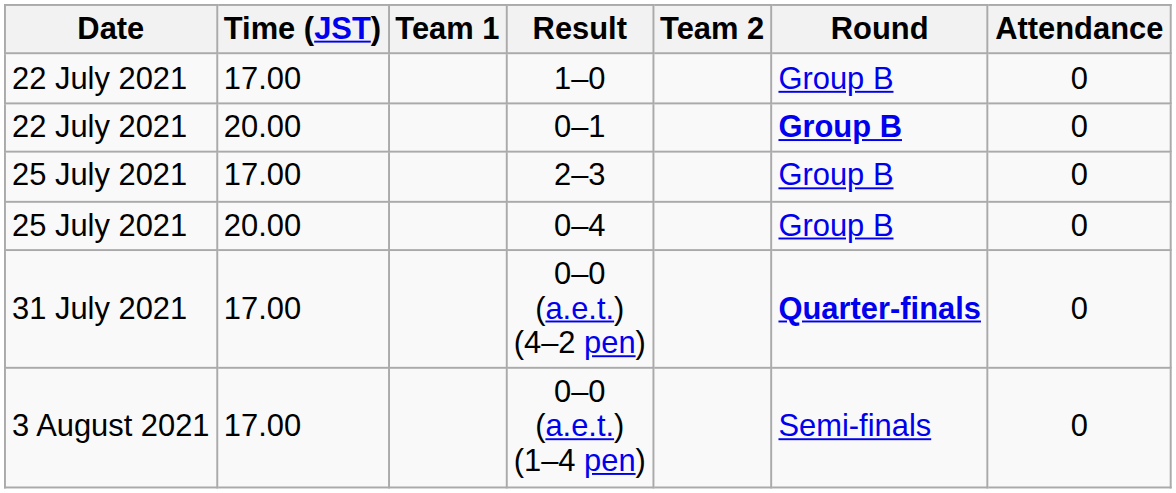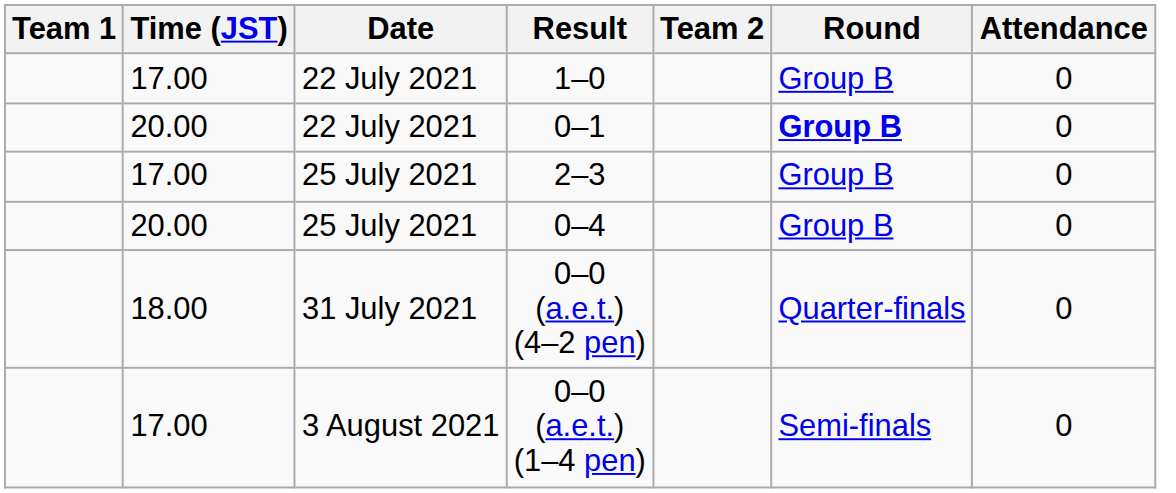columns swapped: (111, 28) <-> (447, 28)
(262, 308) 17.00 -> (169, 308) 18.00
(880, 308) bold -> (872, 308) normal
